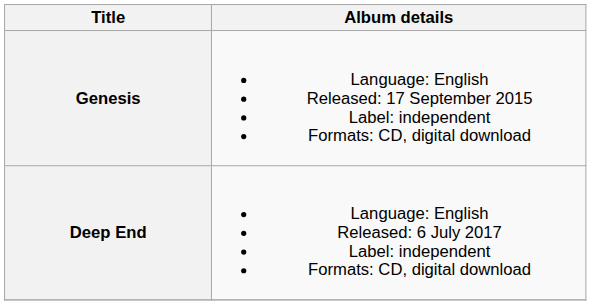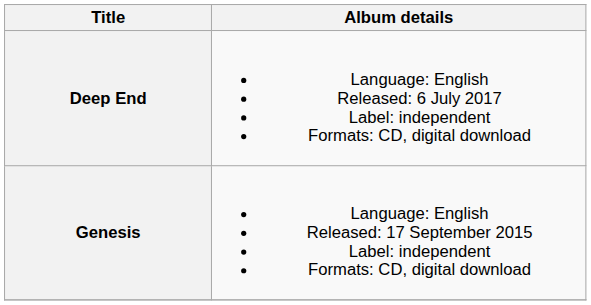rows swapped: (108, 98) <-> (108, 232)
